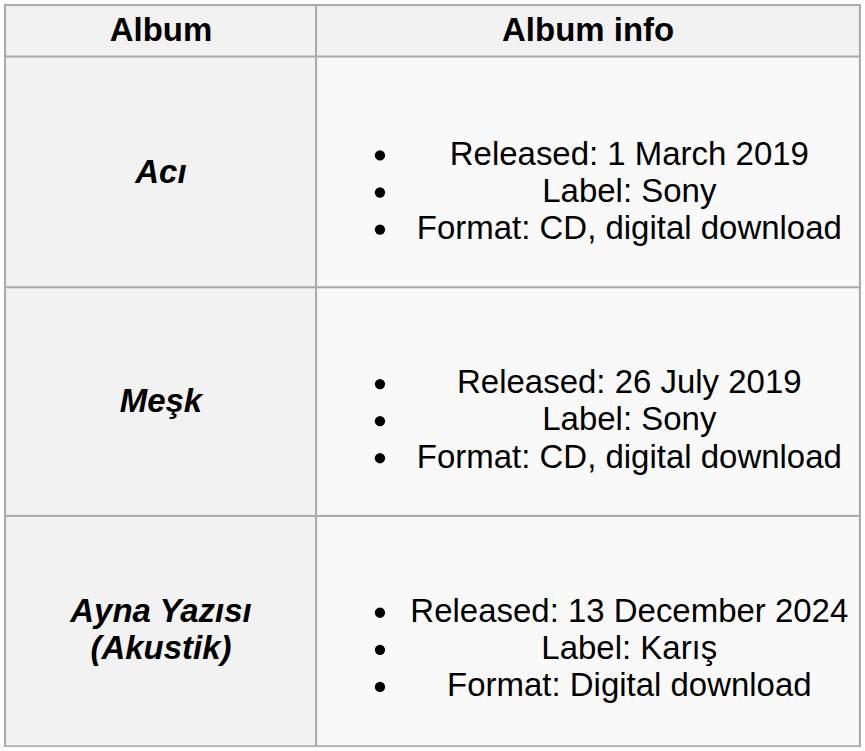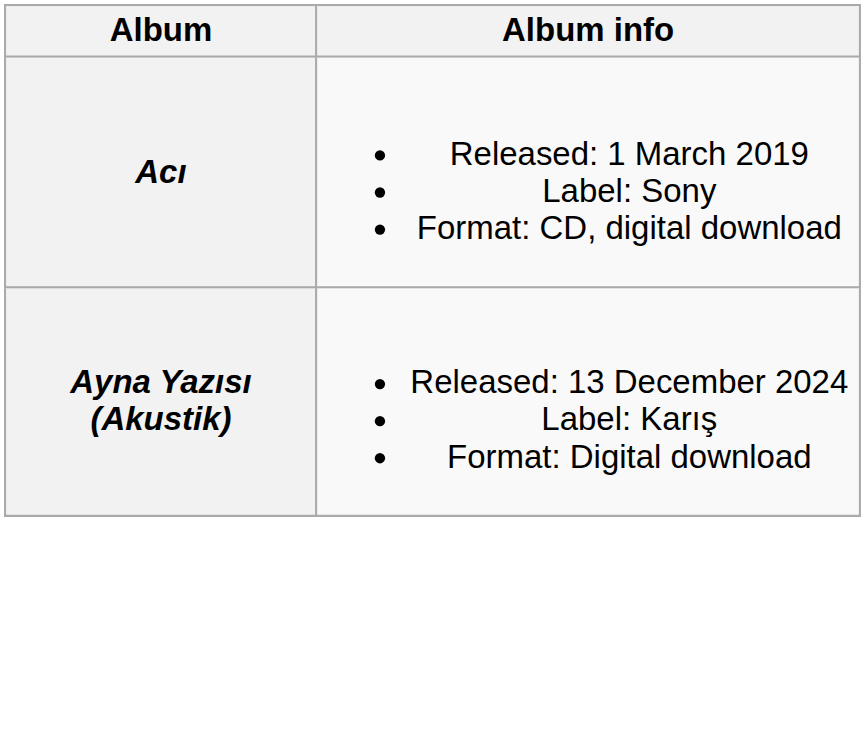- row: (161, 400)
